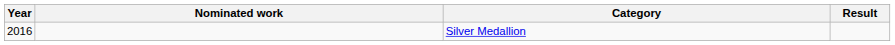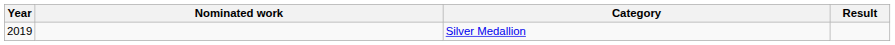(20, 31) 2016 -> (20, 31) 2019
